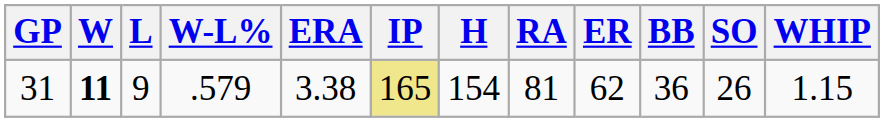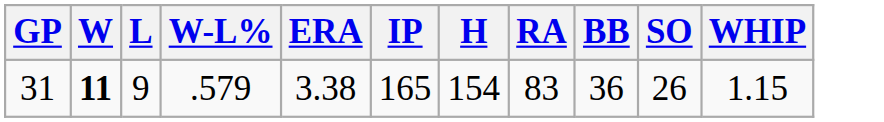- column: (607, 32)
(405, 87) khaki background -> (405, 87) no background
(542, 87) 81 -> (542, 87) 83
